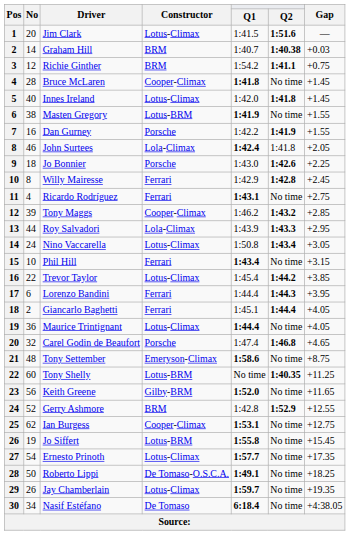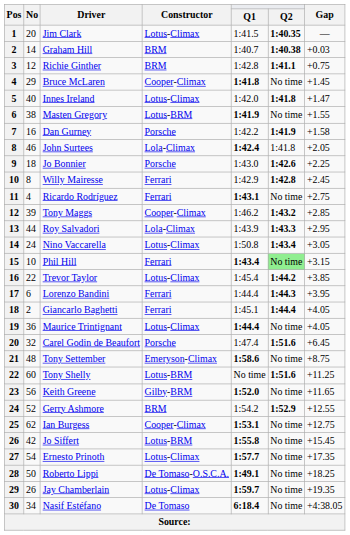(283, 33) 1:51.6 -> (285, 33) 1:40.35
(246, 66) 1:54.2 -> (246, 66) 1:42.8
(31, 82) 28 -> (31, 82) 29
(318, 98) +1.45 -> (318, 98) +1.47
(318, 131) +1.55 -> (318, 131) +1.58
(286, 261) no background -> (286, 261) lightgreen background
(283, 343) 1:46.8 -> (283, 343) 1:51.6
(318, 343) +4.65 -> (318, 343) +6.45
(285, 375) 1:40.35 -> (283, 375) 1:51.6
(246, 408) 1:42.8 -> (246, 408) 1:54.2
(31, 440) 19 -> (31, 440) 42
